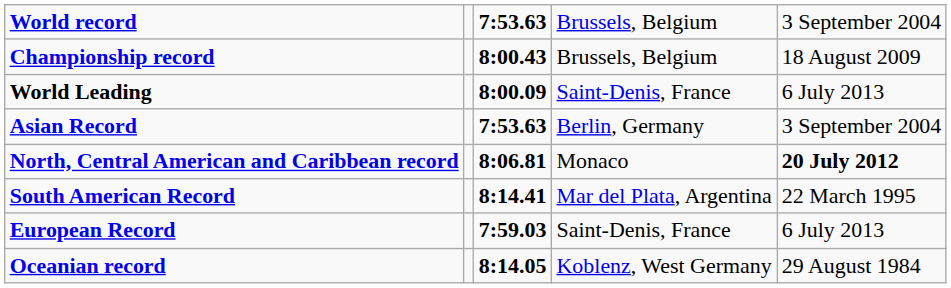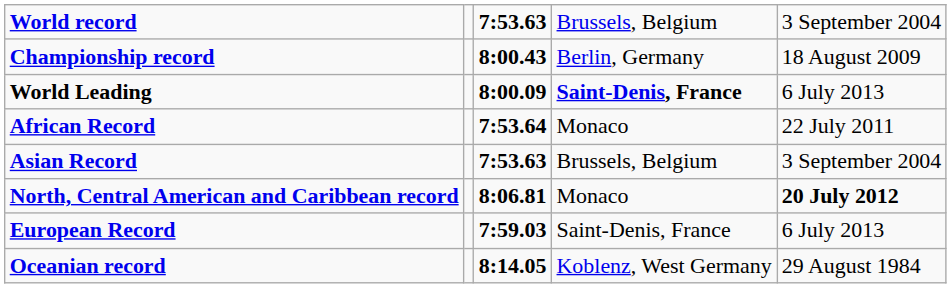(637, 56) Brussels, Belgium -> (630, 56) Berlin, Germany
(644, 91) normal -> (649, 91) bold
+ row: (82, 126)
(630, 126) Berlin, Germany -> (637, 160) Brussels, Belgium
- row: (122, 195)
